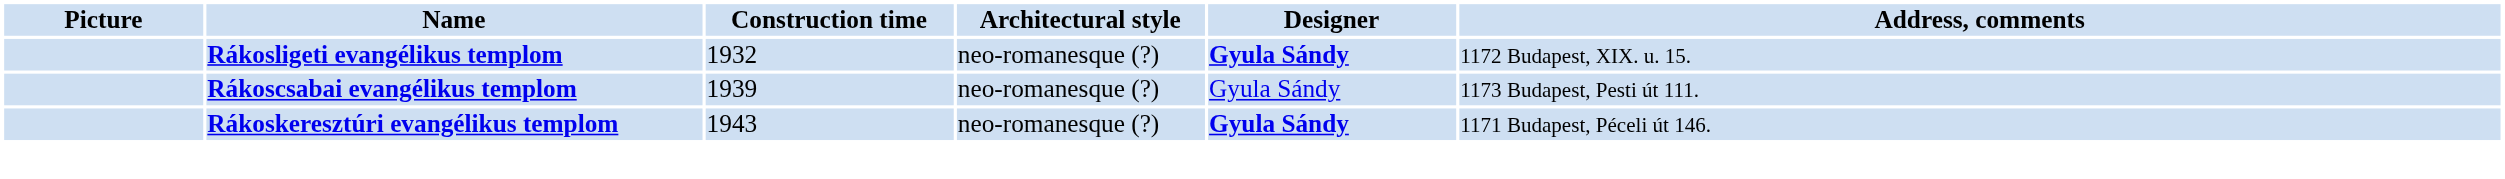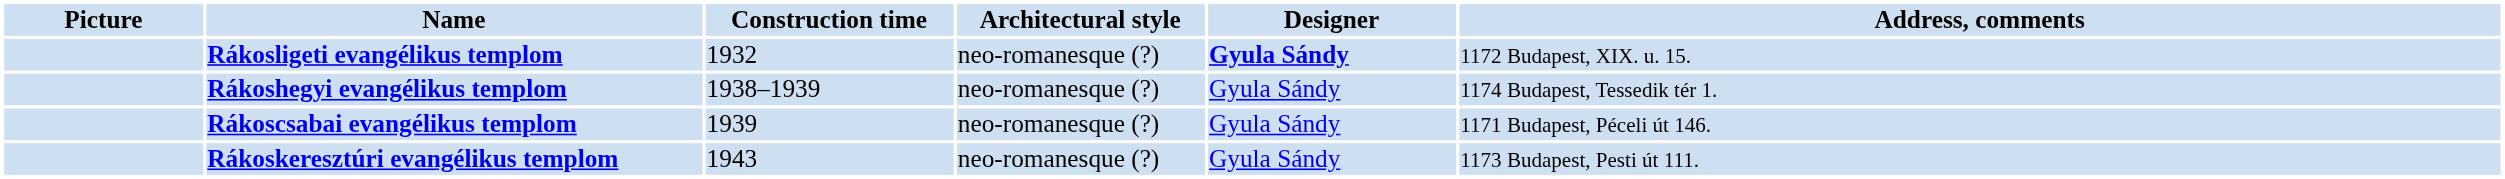+ row: (387, 89)
(1580, 90) 1173 Budapest, Pesti út 111. -> (1586, 125) 1171 Budapest, Péceli út 146.
(1279, 123) bold -> (1275, 158) normal
(1586, 125) 1171 Budapest, Péceli út 146. -> (1580, 160) 1173 Budapest, Pesti út 111.
